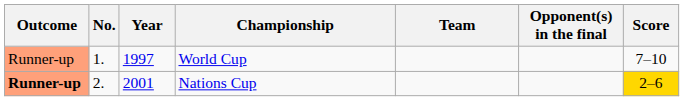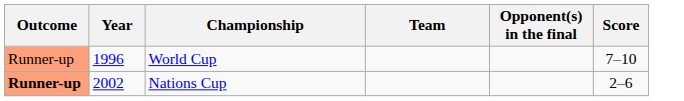- column: (104, 25)
(138, 58) 1997 -> (108, 58) 1996
(138, 83) 2001 -> (108, 83) 2002
(651, 83) gold background -> (621, 83) no background
